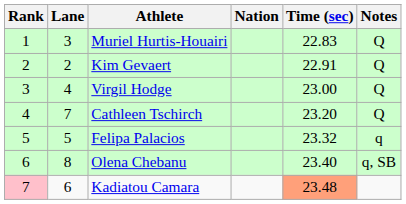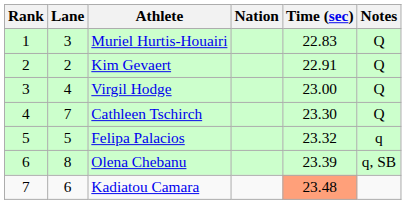(320, 114) 23.20 -> (320, 114) 23.30
(320, 162) 23.40 -> (320, 162) 23.39
(26, 187) pink background -> (26, 187) no background
